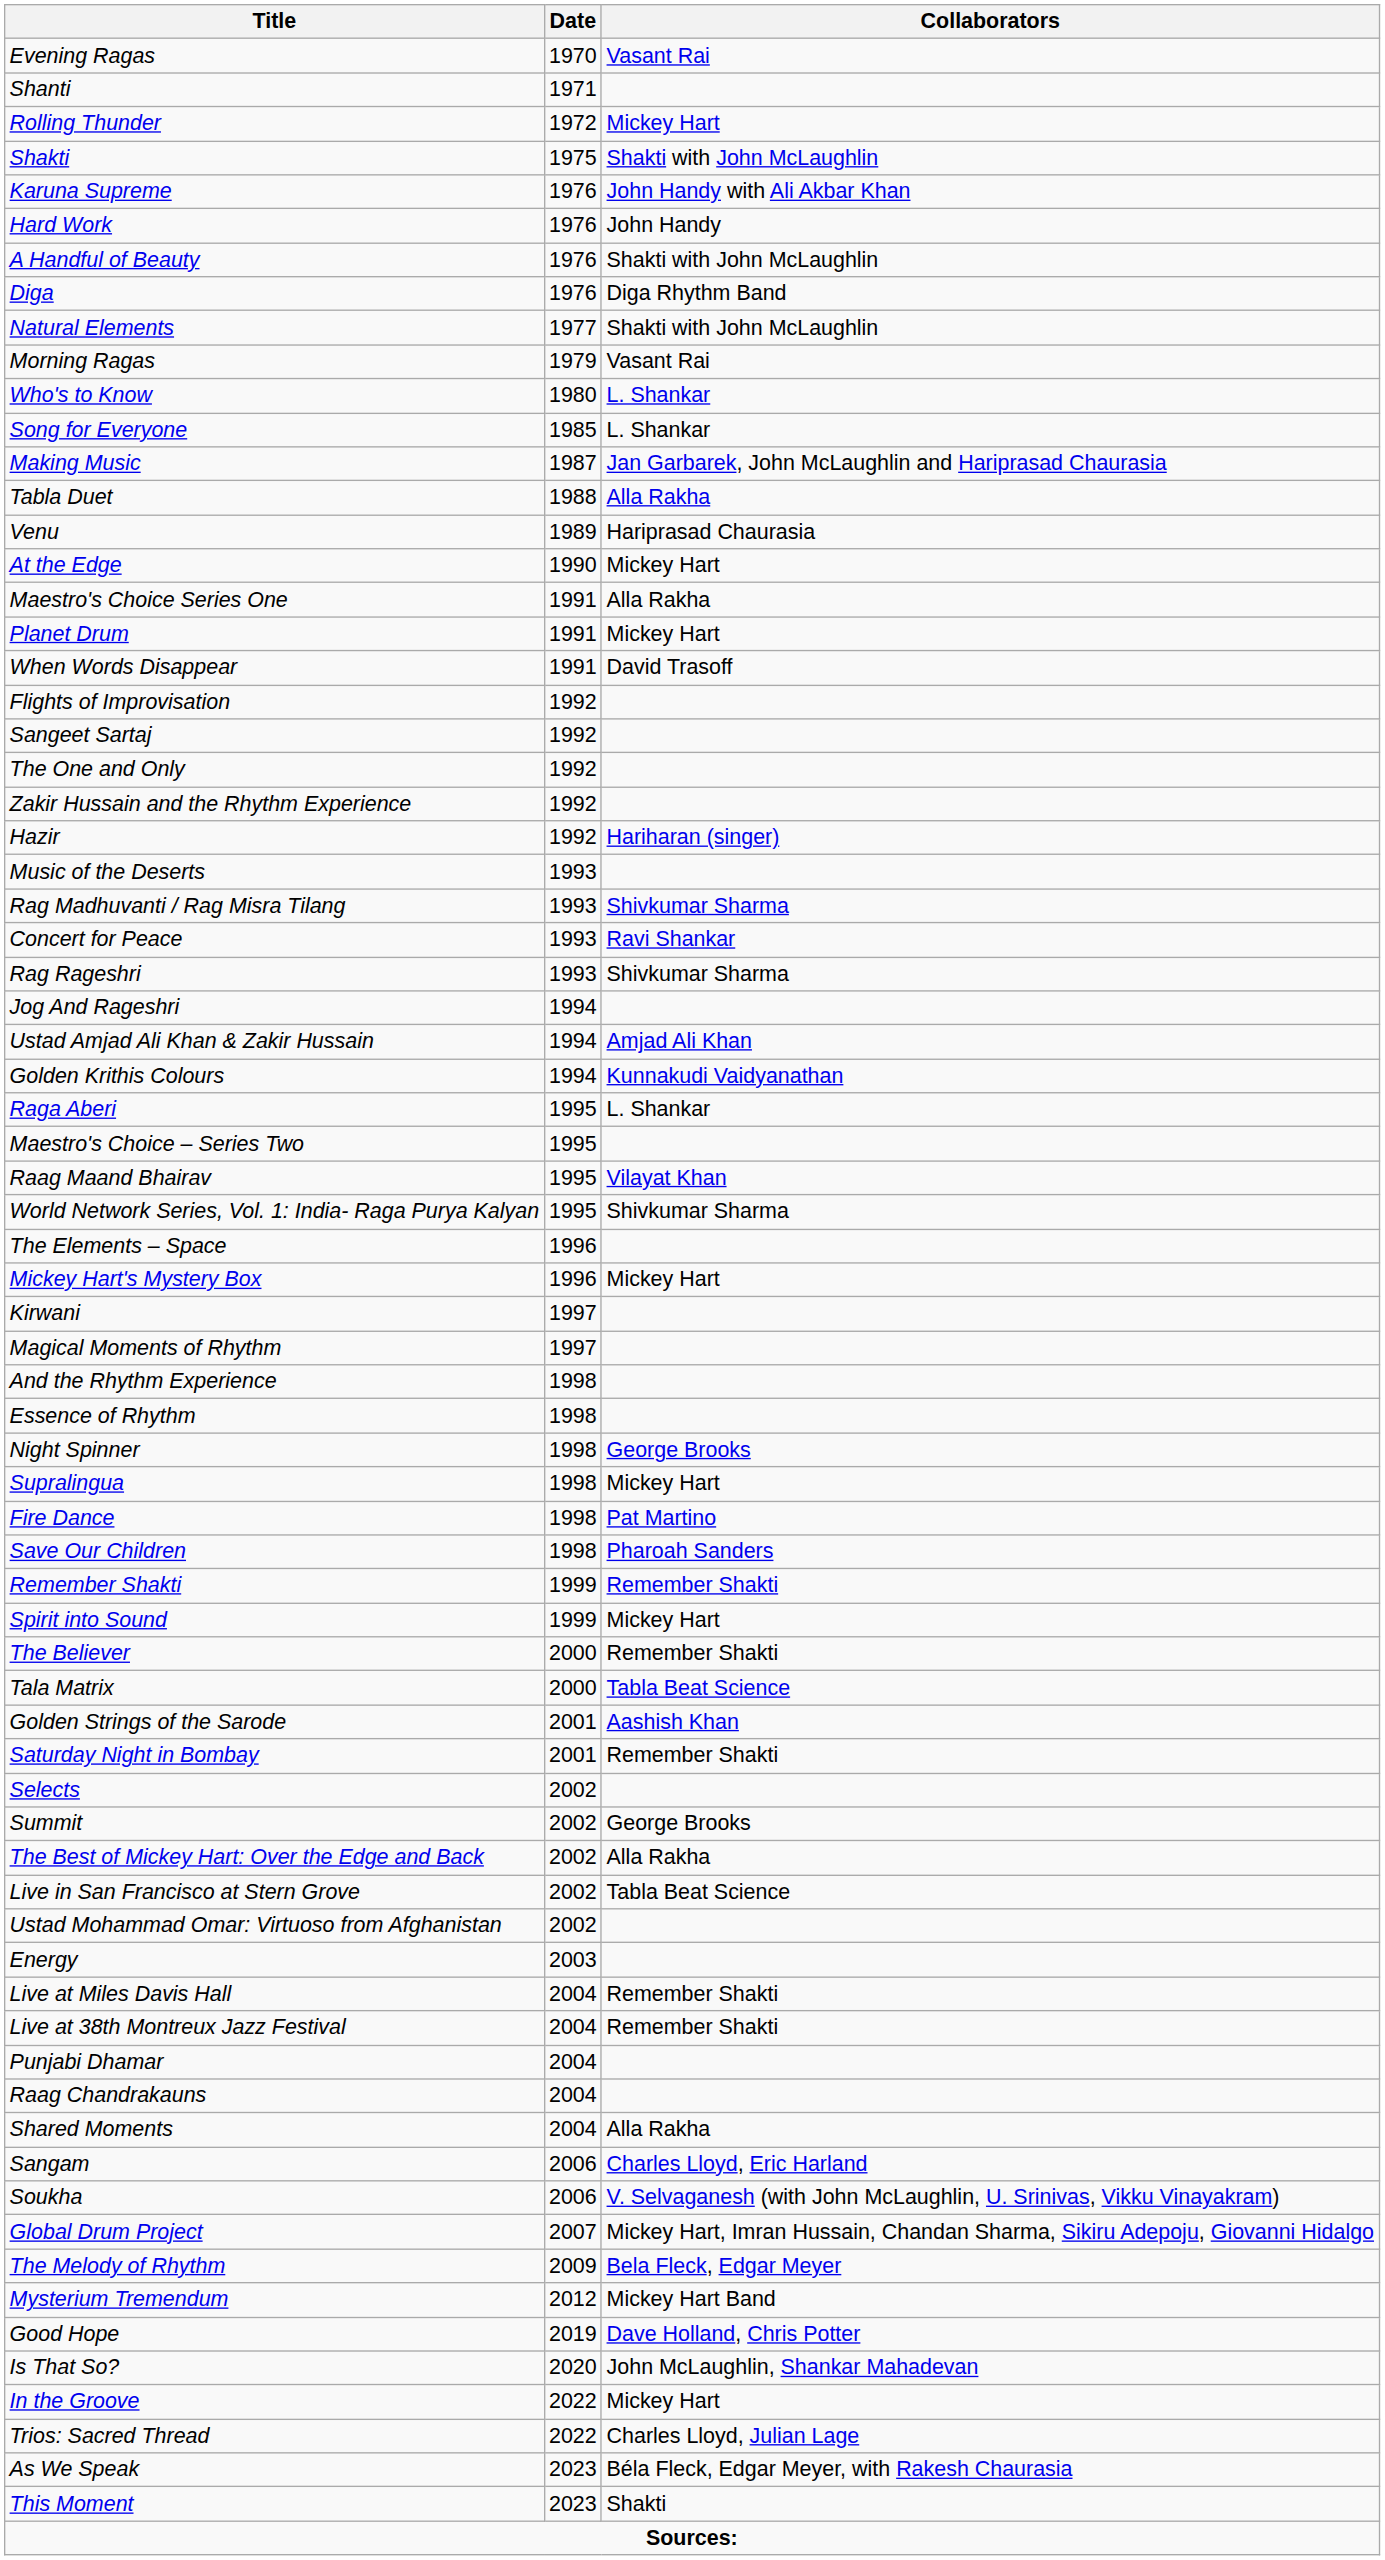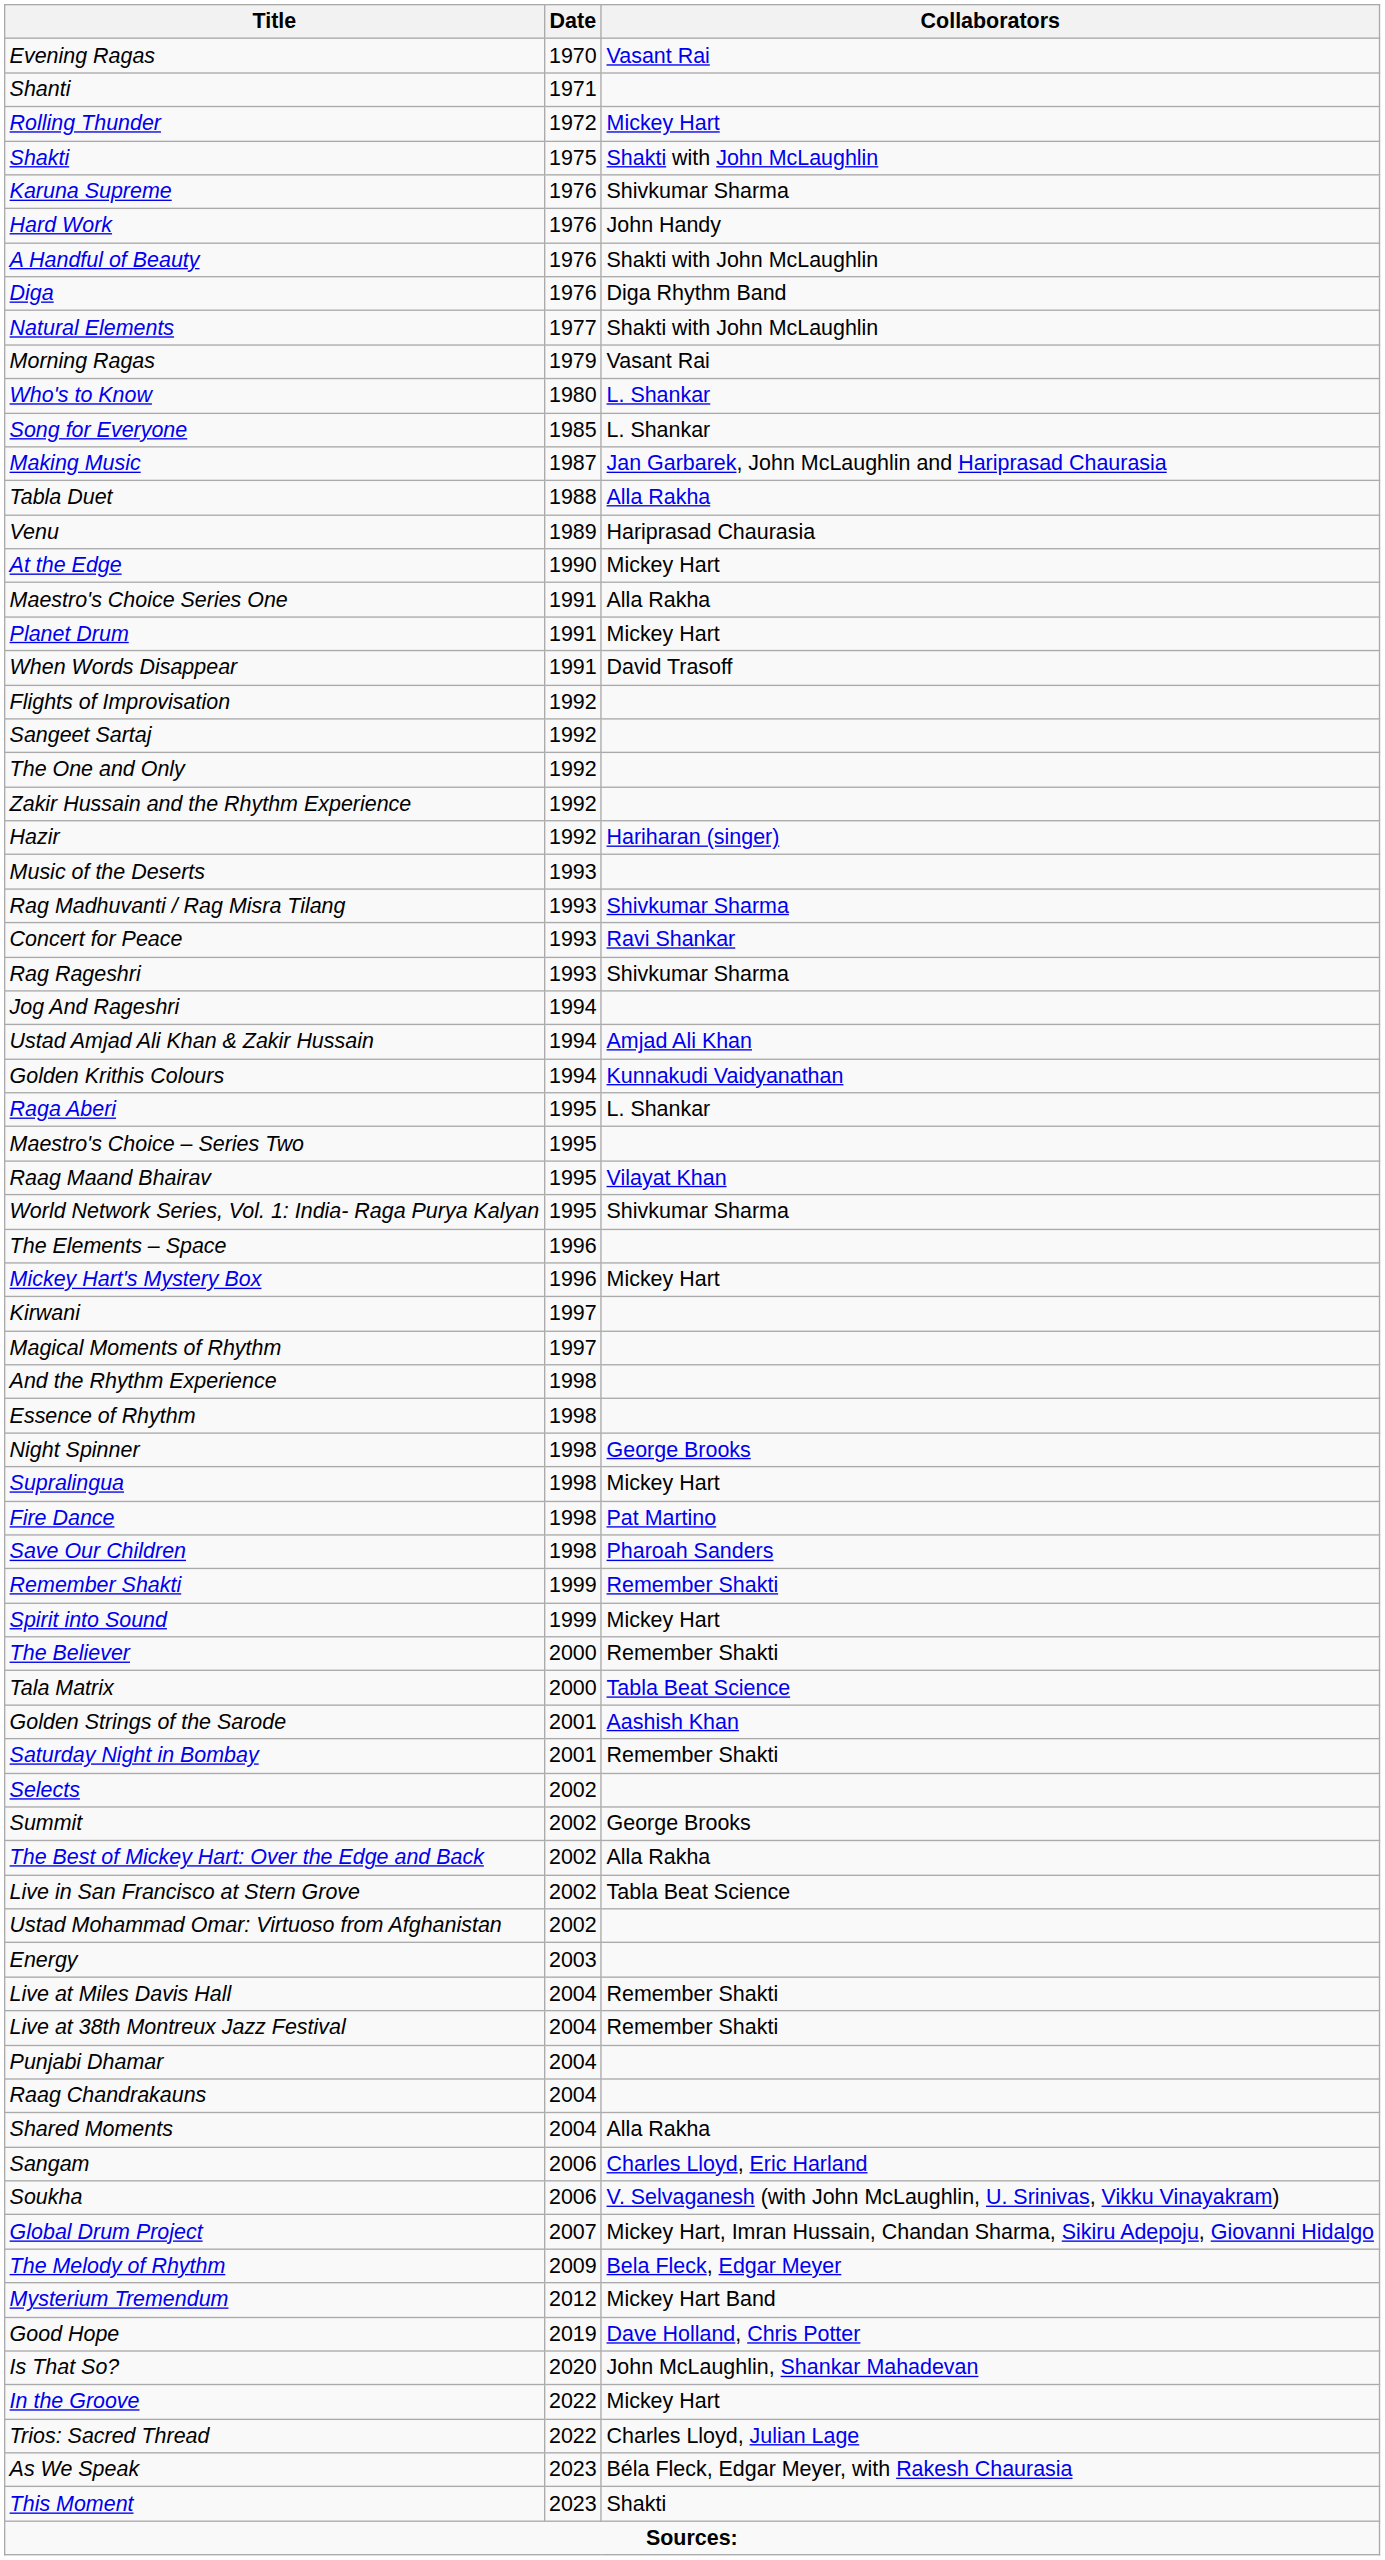(759, 191) John Handy with Ali Akbar Khan -> (698, 191) Shivkumar Sharma
